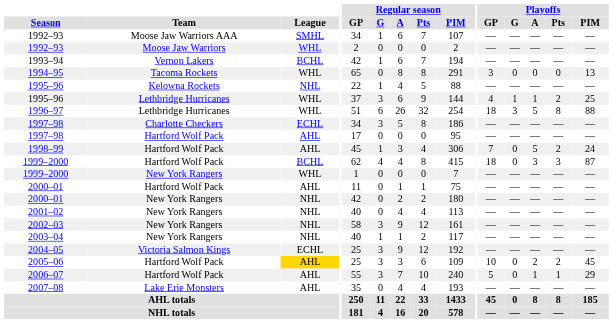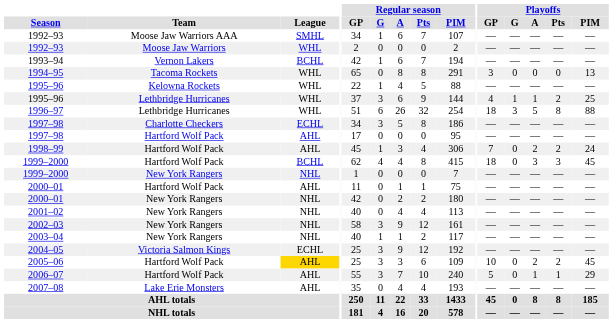(310, 86) NHL -> (310, 86) WHL
(535, 149) 5 -> (535, 149) 2
(590, 161) 87 -> (590, 161) 45
(310, 174) WHL -> (310, 174) NHL
